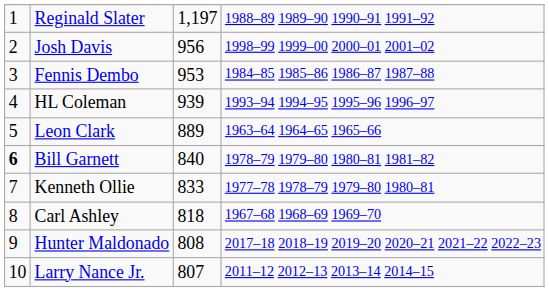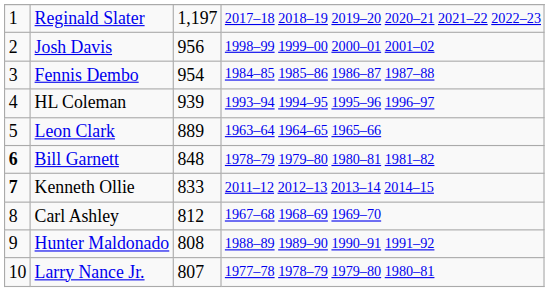(330, 18) 1988–89 1989–90 1990–91 1991–92 -> (383, 18) 2017–18 2018–19 2019–20 2020–21 2021–22 2022–23
(191, 74) 953 -> (191, 74) 954
(191, 159) 840 -> (191, 159) 848
(13, 187) normal -> (13, 187) bold
(330, 187) 1977–78 1978–79 1979–80 1980–81 -> (329, 187) 2011–12 2012–13 2013–14 2014–15
(191, 215) 818 -> (191, 215) 812
(383, 243) 2017–18 2018–19 2019–20 2020–21 2021–22 2022–23 -> (330, 243) 1988–89 1989–90 1990–91 1991–92
(329, 272) 2011–12 2012–13 2013–14 2014–15 -> (330, 272) 1977–78 1978–79 1979–80 1980–81
